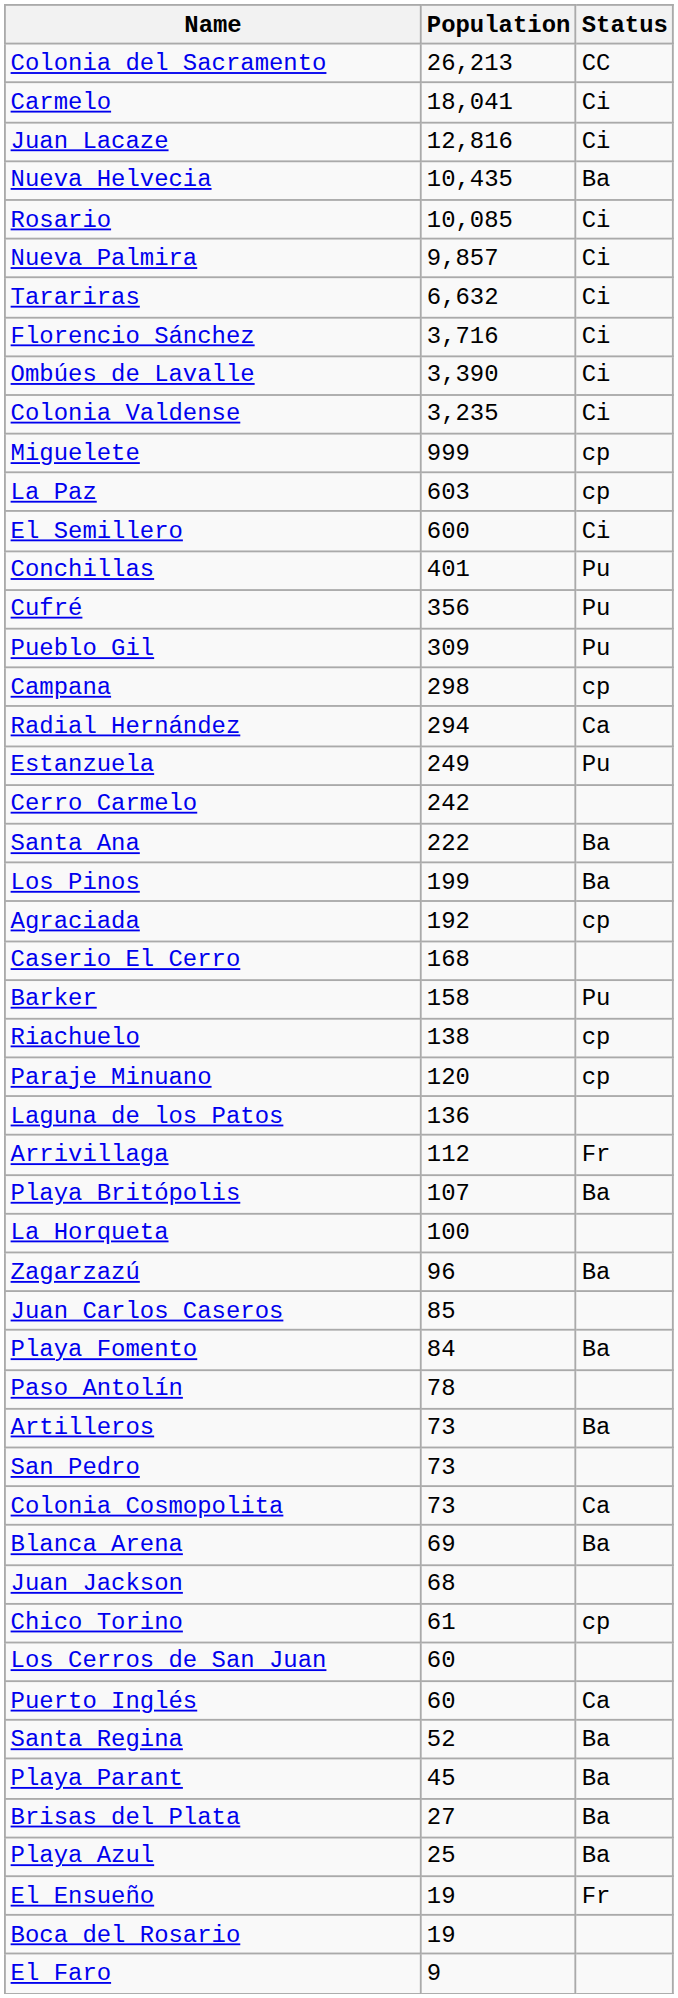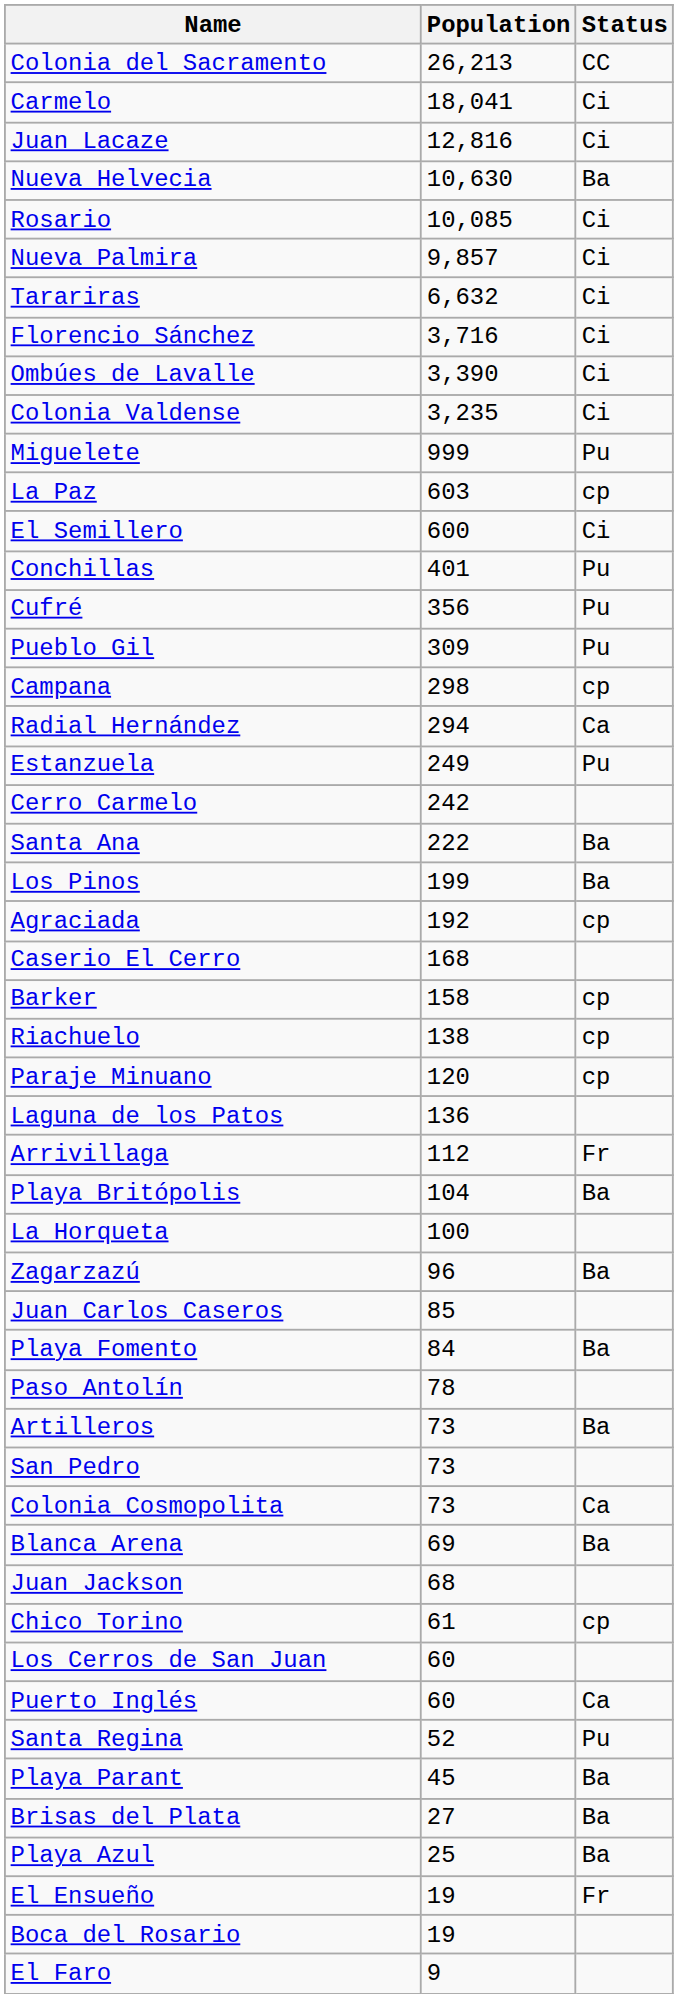(470, 180) 10,435 -> (470, 180) 10,630
(596, 453) cp -> (596, 453) Pu
(596, 999) Pu -> (596, 999) cp
(448, 1194) 107 -> (448, 1194) 104
(596, 1740) Ba -> (596, 1740) Pu
